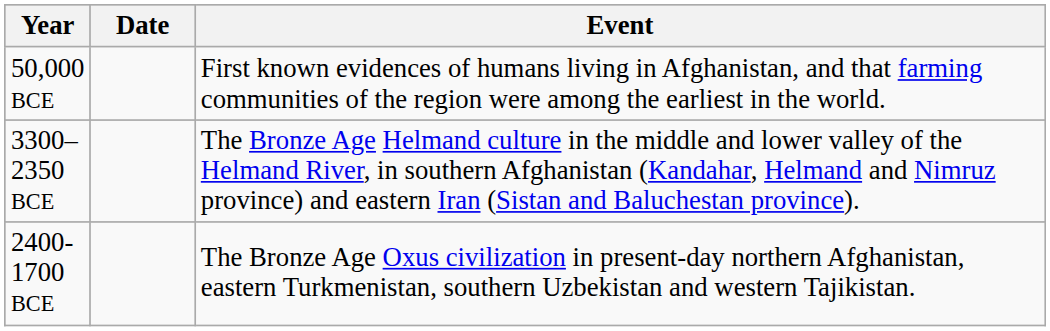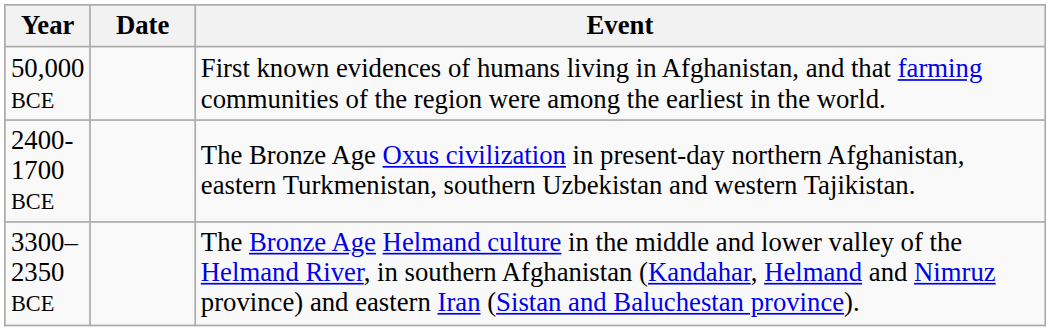rows swapped: (44, 170) <-> (42, 273)
